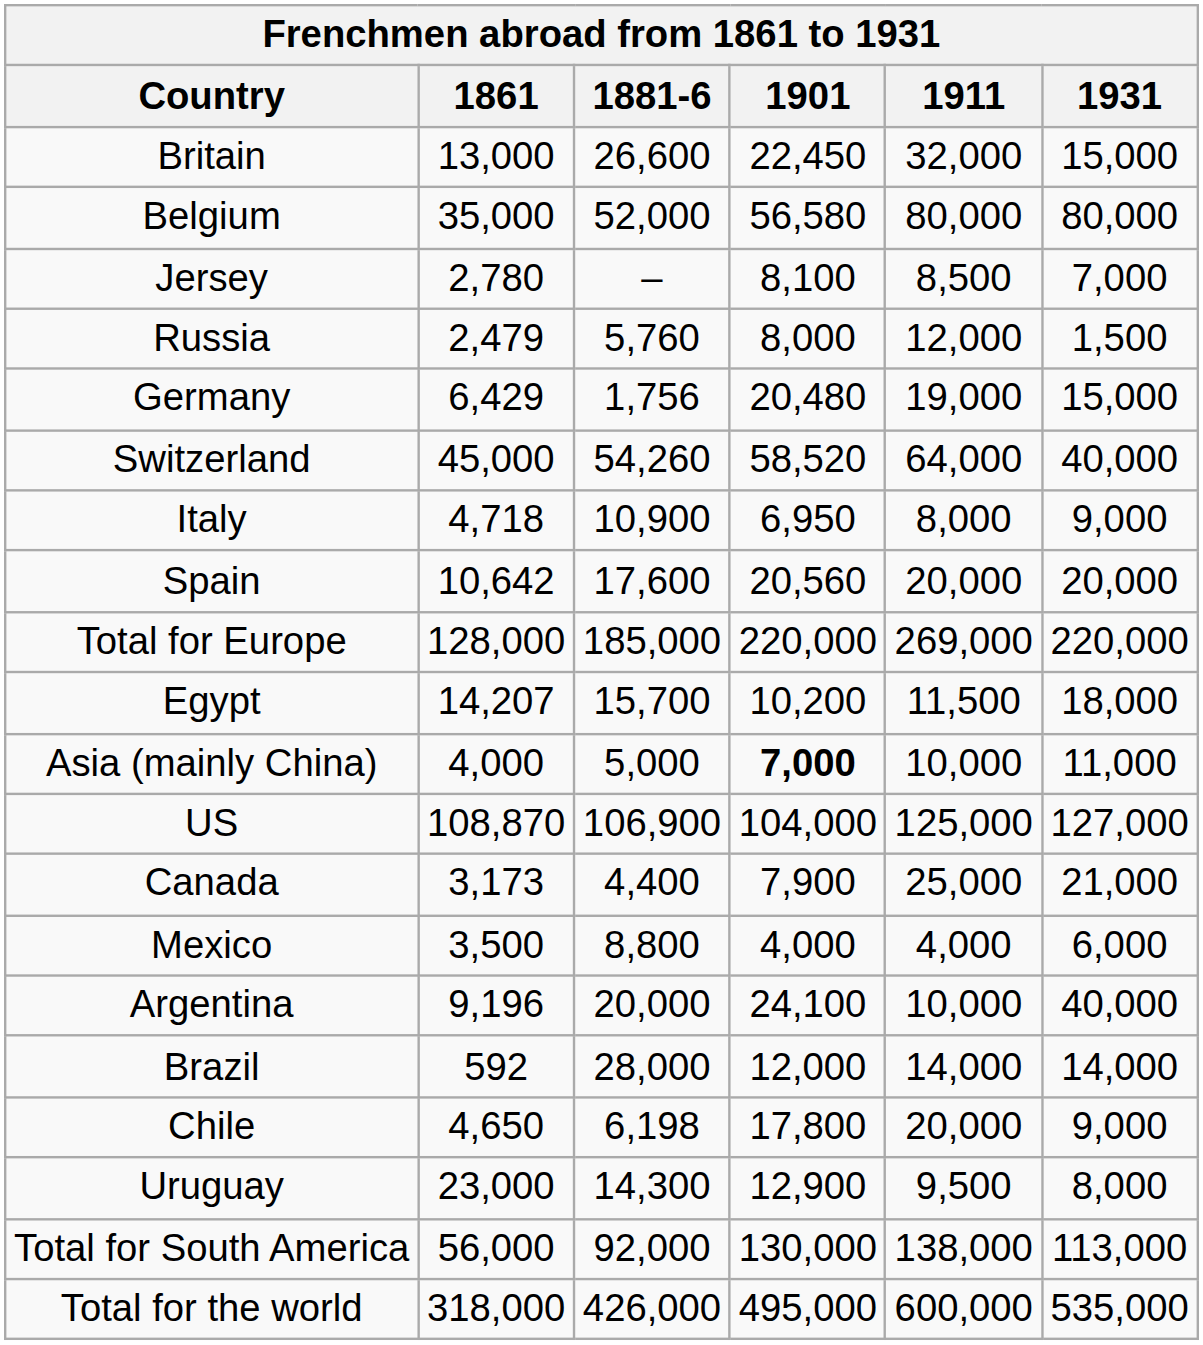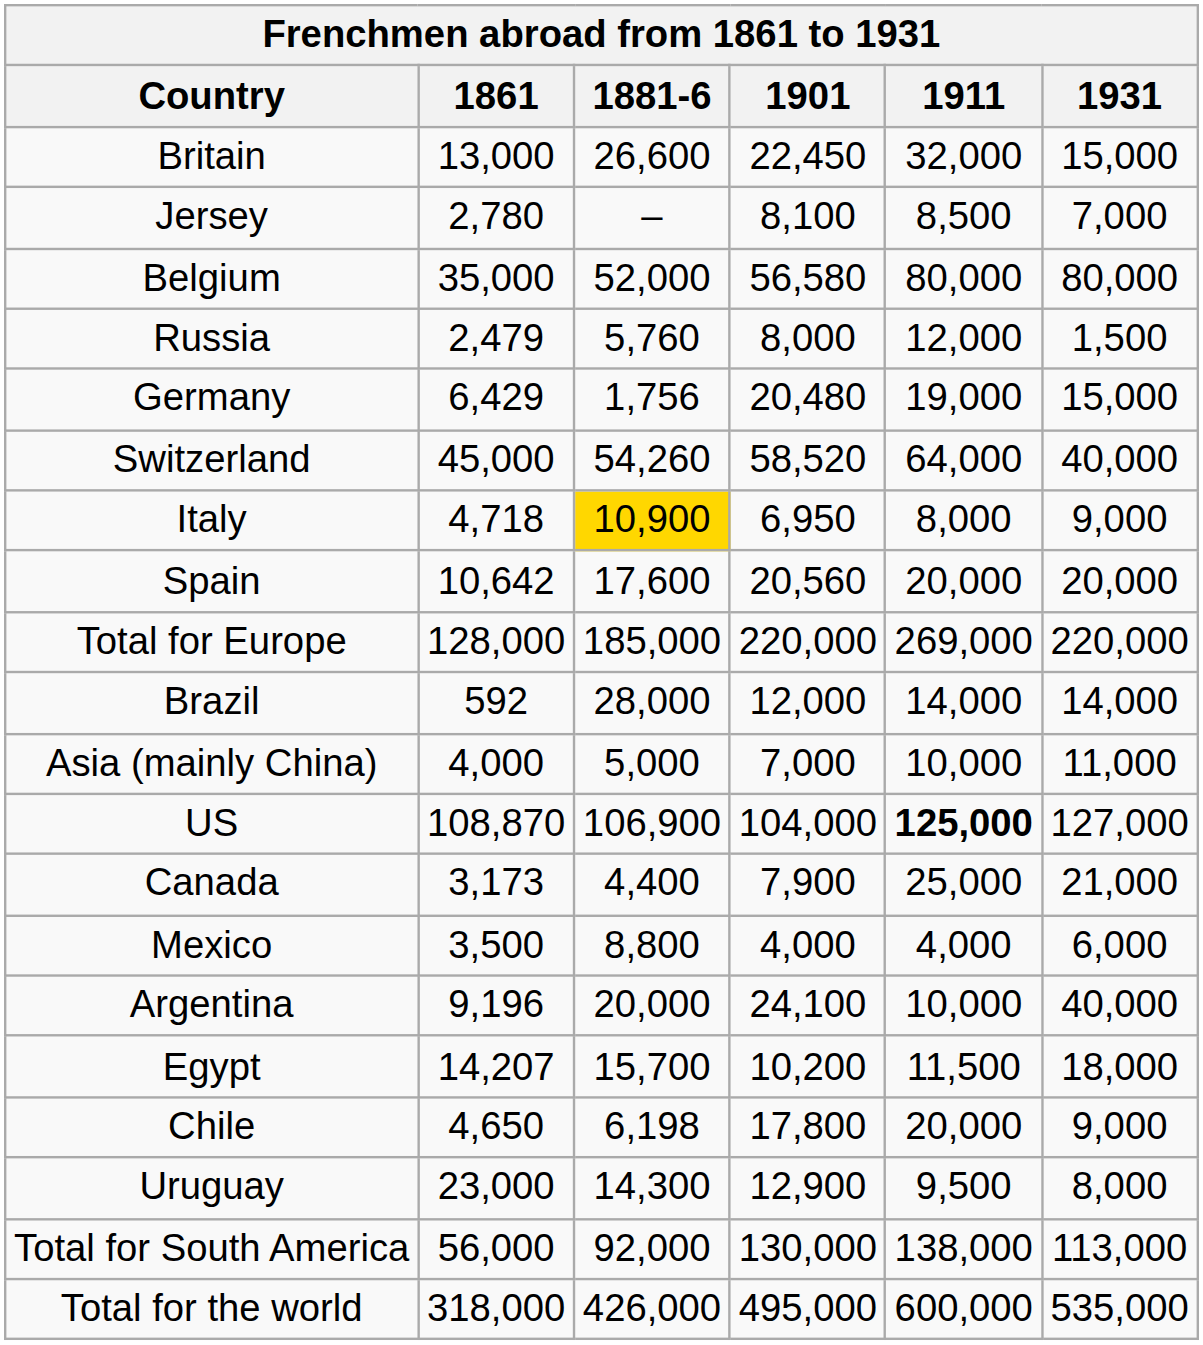rows swapped: (212, 277) <-> (212, 216)
(652, 519) no background -> (652, 519) gold background
rows swapped: (212, 701) <-> (212, 1065)
(808, 762) bold -> (808, 762) normal
(964, 823) normal -> (964, 823) bold
